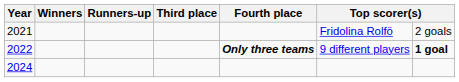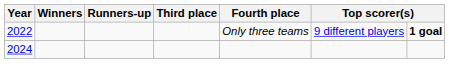- row: (20, 31)
(268, 49) bold -> (266, 31) normal
